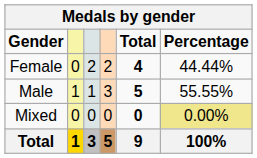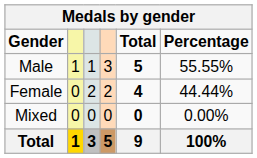rows swapped: (36, 91) <-> (36, 67)
(206, 116) khaki background -> (206, 116) no background
